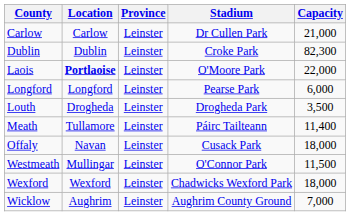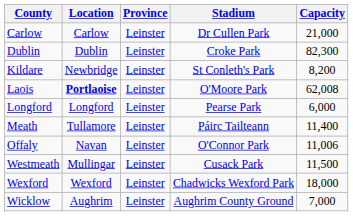+ row: (25, 70)
(320, 70) 22,000 -> (322, 88) 62,008
- row: (21, 107)
(231, 145) Cusack Park -> (233, 145) O'Connor Park
(320, 145) 18,000 -> (322, 145) 11,006
(231, 164) O'Connor Park -> (233, 164) Cusack Park
